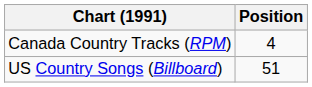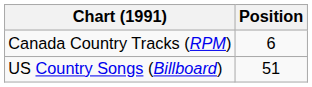(271, 43) 4 -> (271, 43) 6
